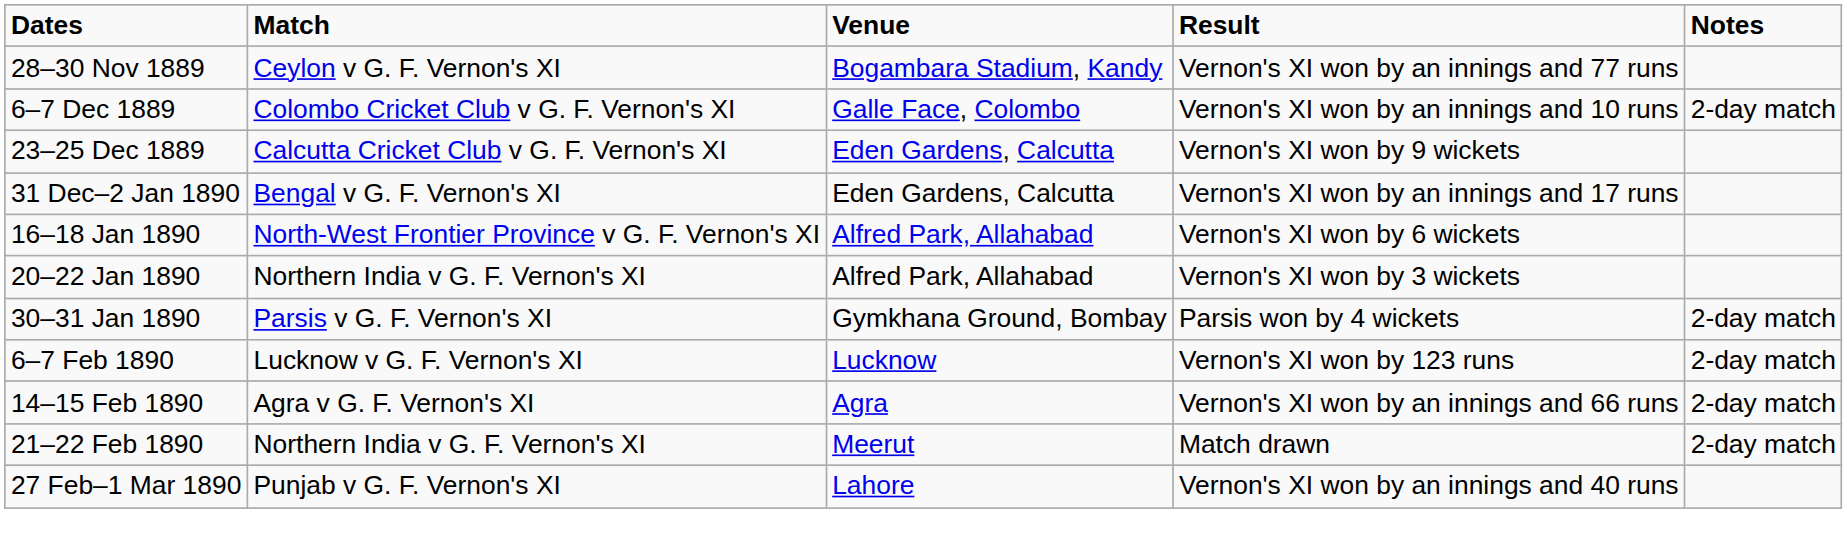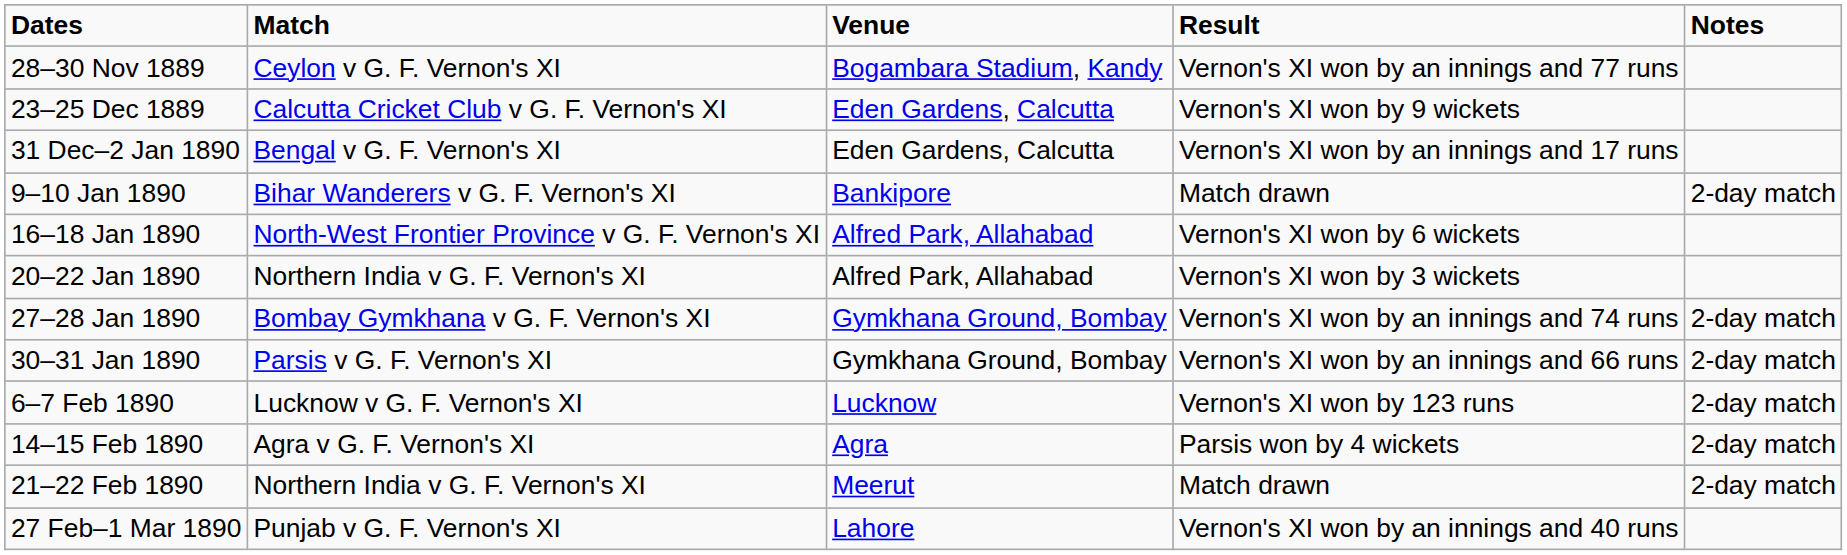- row: (93, 109)
+ row: (98, 192)
+ row: (106, 318)
(1319, 318) Parsis won by 4 wickets -> (1429, 360) Vernon's XI won by an innings and 66 runs
(1429, 402) Vernon's XI won by an innings and 66 runs -> (1319, 444) Parsis won by 4 wickets
